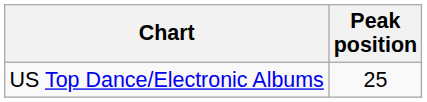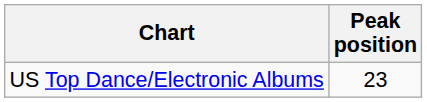(375, 79) 25 -> (375, 79) 23
